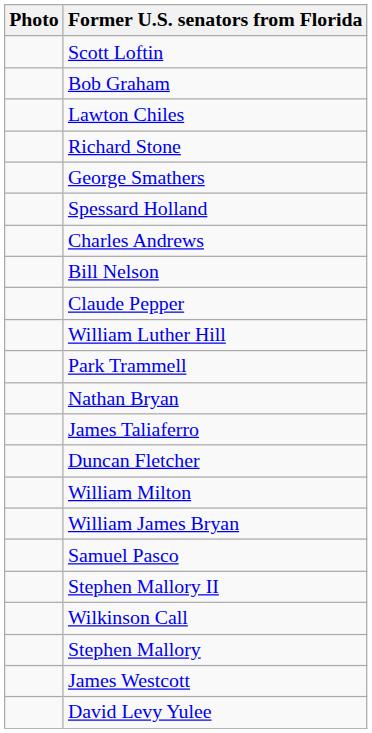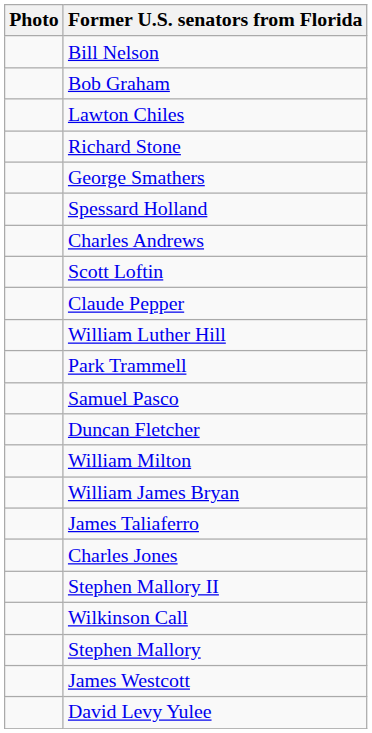rows swapped: (113, 271) <-> (116, 51)
- row: (123, 397)
rows swapped: (133, 429) <-> (123, 555)
+ row: (123, 555)
